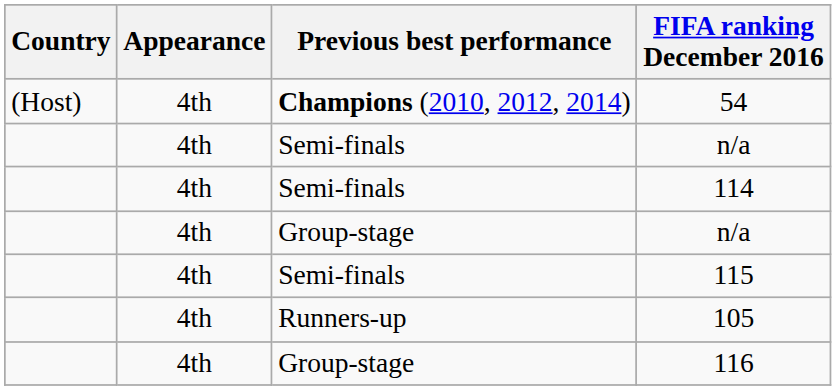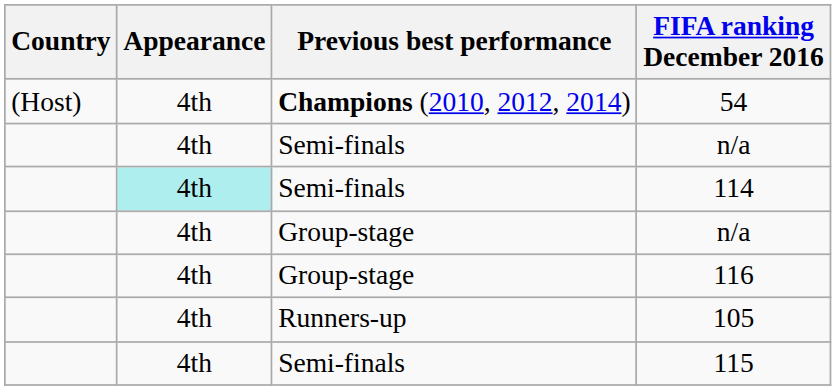(194, 188) no background -> (194, 188) paleturquoise background
rows swapped: (346, 362) <-> (342, 275)
